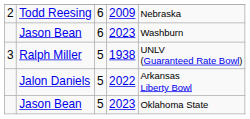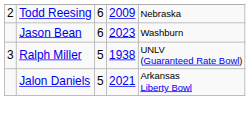(122, 82) 2022 -> (122, 82) 2021
- row: (50, 104)
